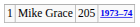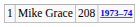(87, 13) 205 -> (87, 13) 208
